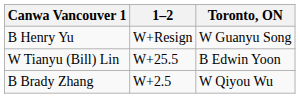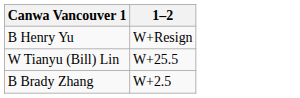- column: (245, 15)
